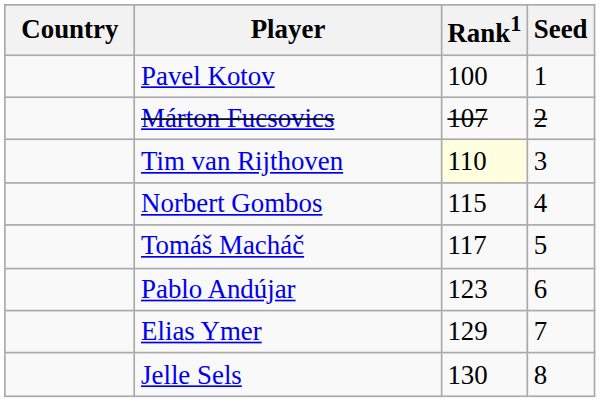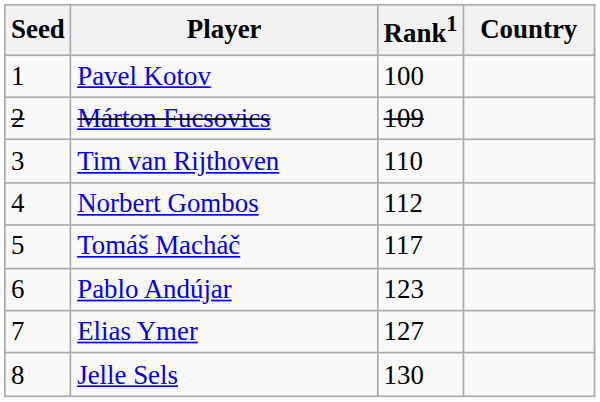columns swapped: (70, 29) <-> (561, 29)
(468, 118) 107 -> (404, 118) 109
(467, 160) lightyellow background -> (403, 160) no background
(467, 203) 115 -> (403, 203) 112
(468, 331) 129 -> (404, 331) 127
